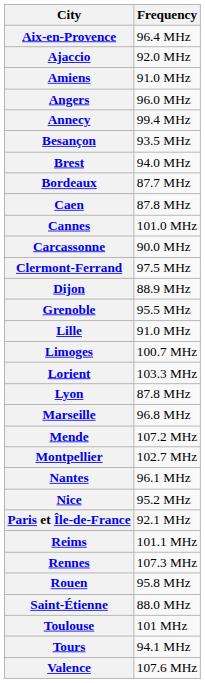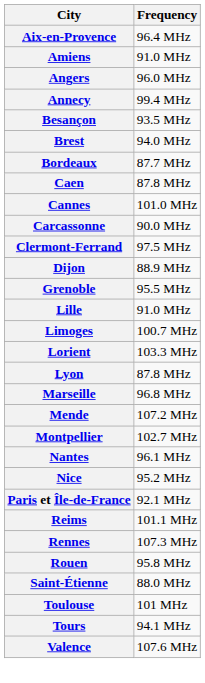- row: (69, 57)
